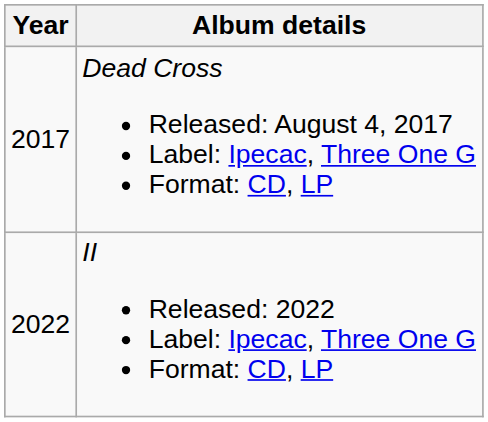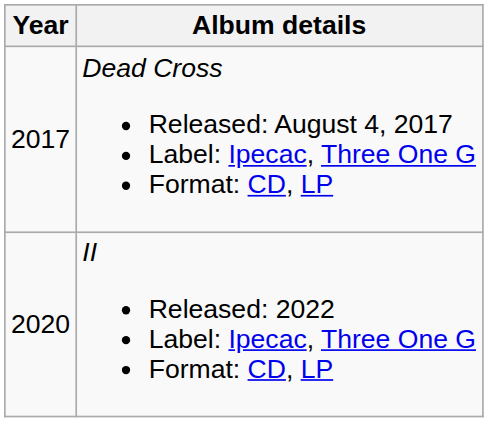(40, 323) 2022 -> (40, 323) 2020
